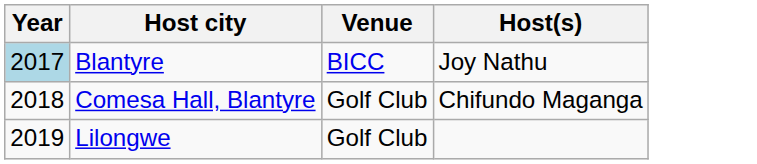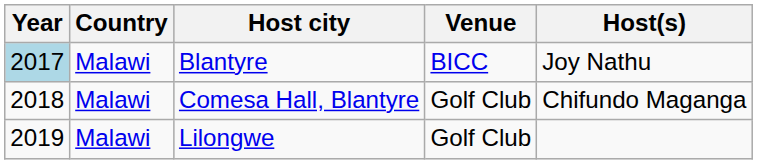+ column: (122, 23)
